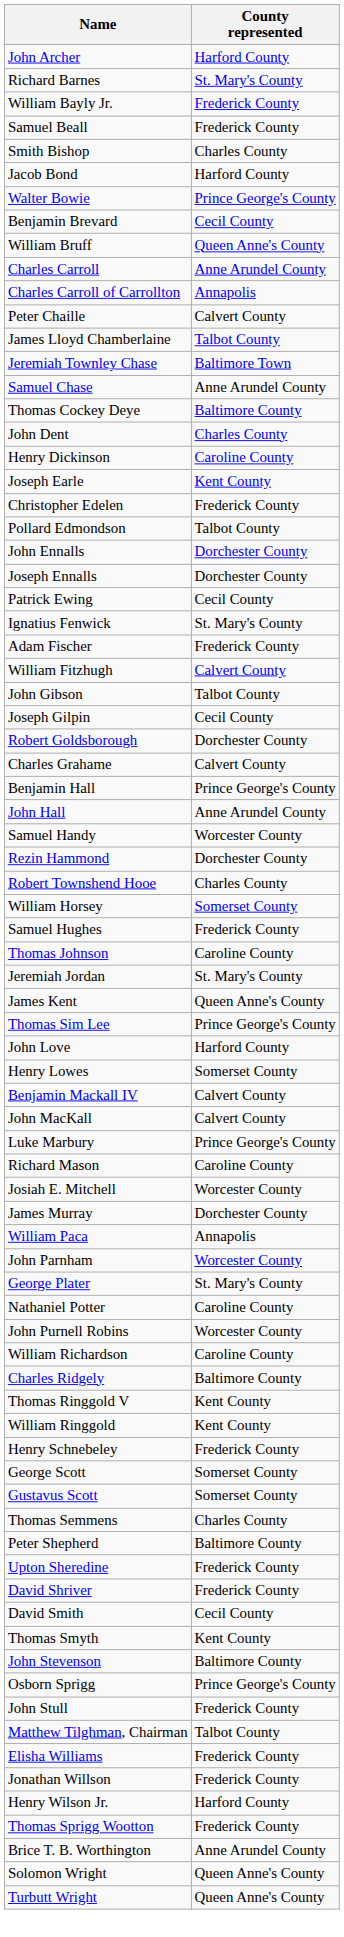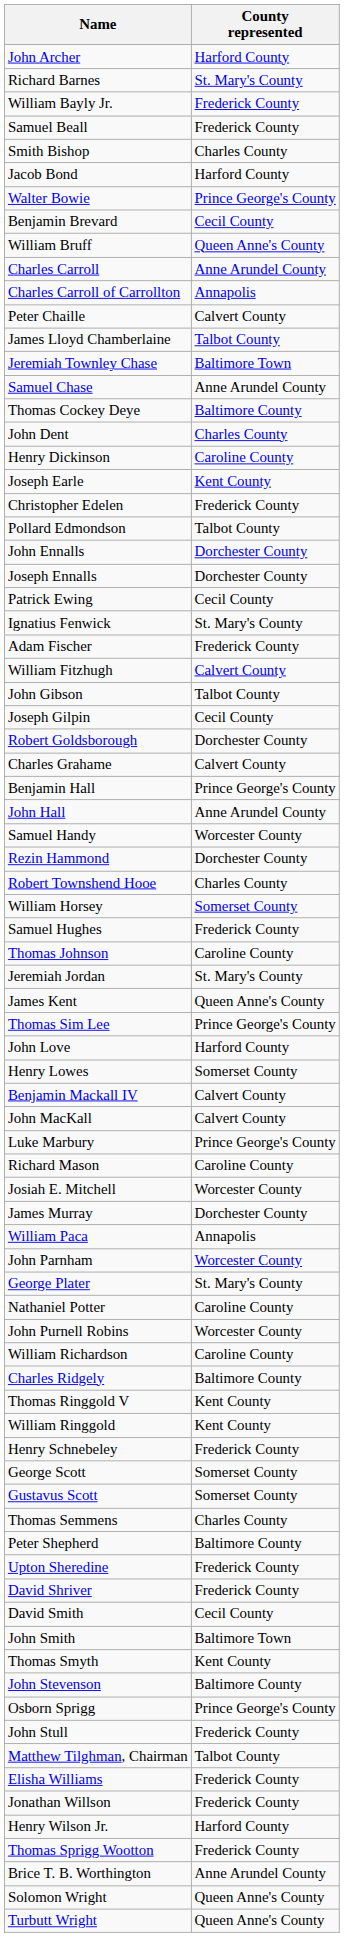+ row: (42, 1637)
